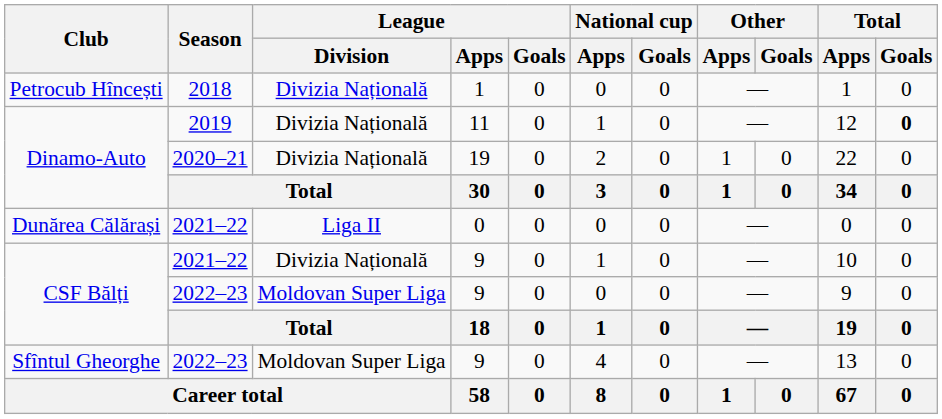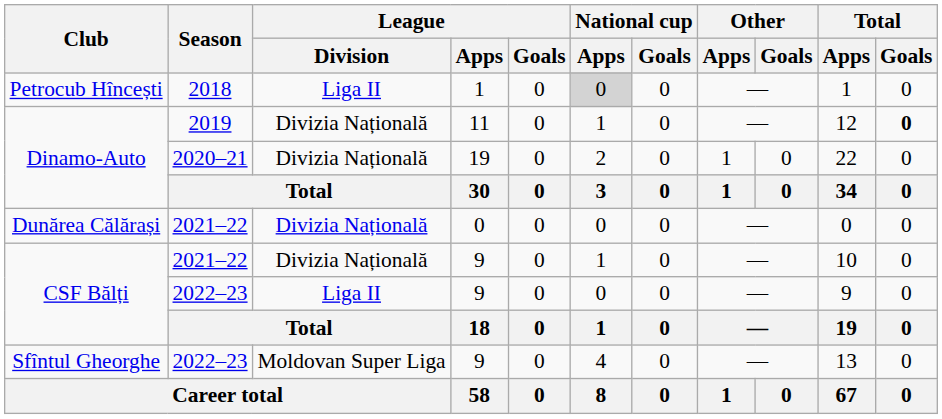(352, 89) Divizia Națională -> (352, 89) Liga II
(601, 89) no background -> (601, 89) lightgrey background
(352, 225) Liga II -> (352, 225) Divizia Națională
(352, 293) Moldovan Super Liga -> (352, 293) Liga II
